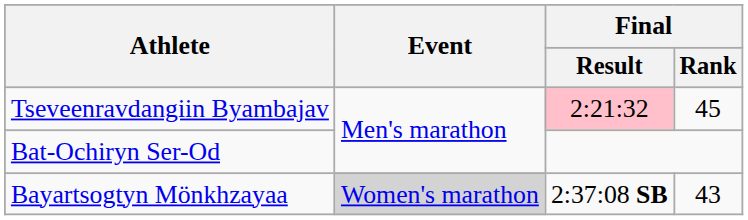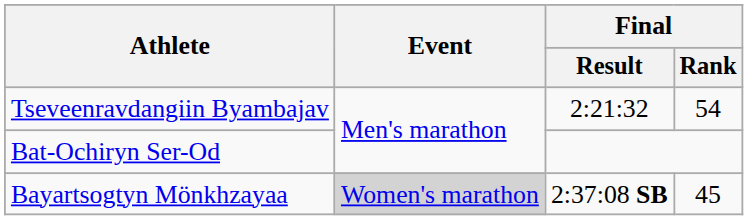(609, 108) pink background -> (609, 108) no background
(708, 108) 45 -> (708, 108) 54
(708, 193) 43 -> (708, 193) 45
